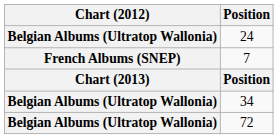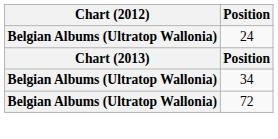- row: (247, 58)
